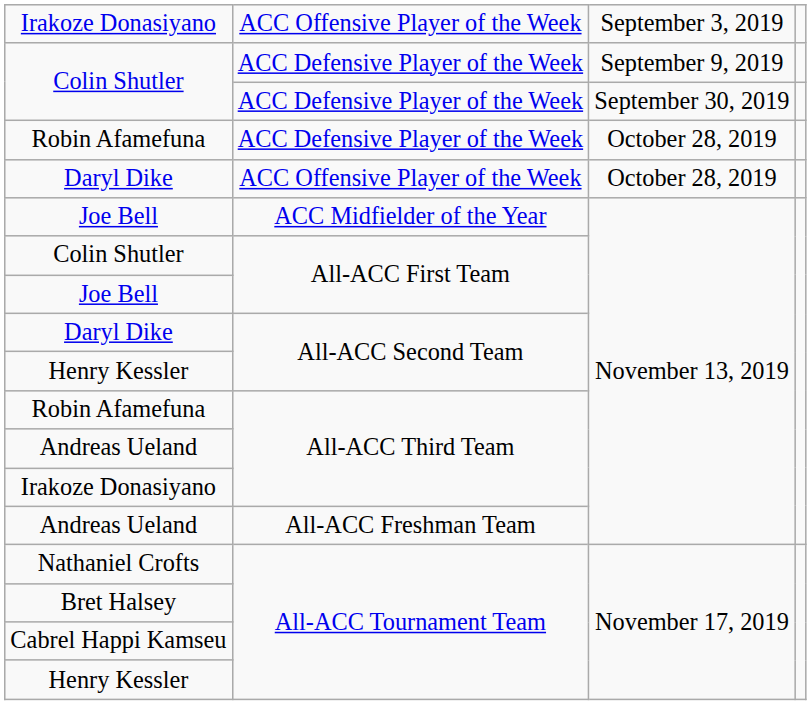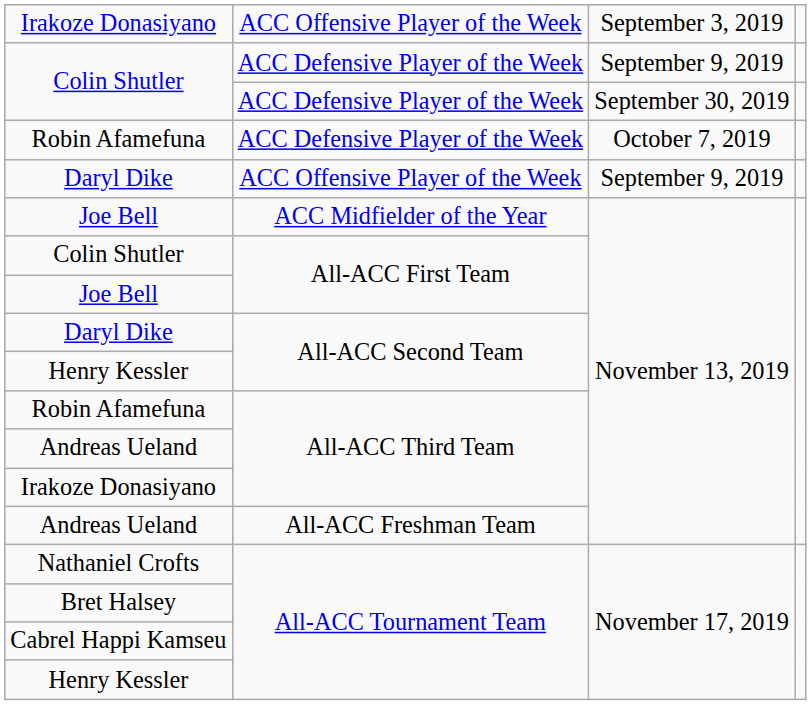(692, 139) October 28, 2019 -> (692, 139) October 7, 2019
(692, 178) October 28, 2019 -> (692, 178) September 9, 2019
